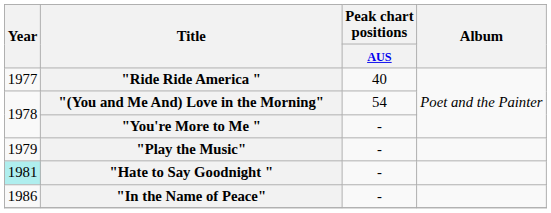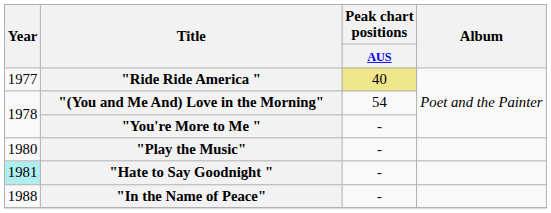(379, 79) no background -> (379, 79) khaki background
(23, 149) 1979 -> (23, 149) 1980
(23, 196) 1986 -> (23, 196) 1988
